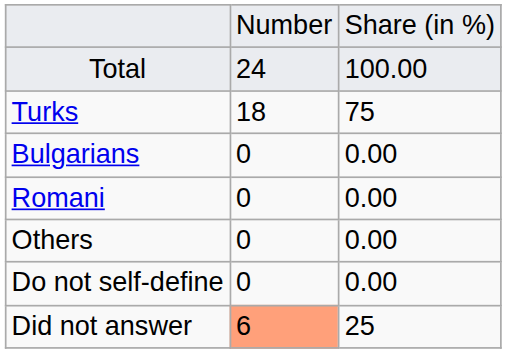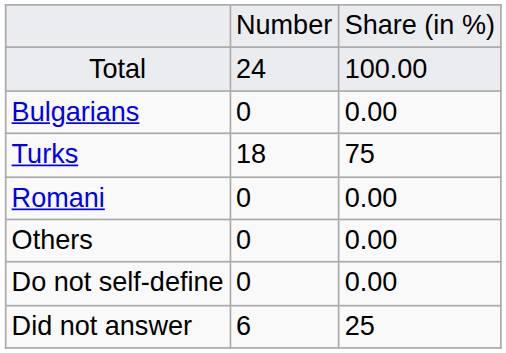rows swapped: (75, 154) <-> (45, 111)
(244, 326) lightsalmon background -> (244, 326) no background
